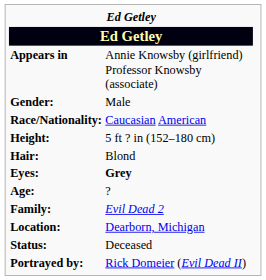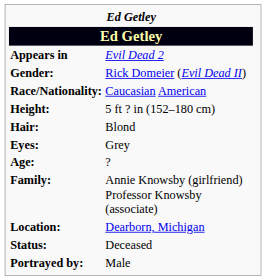(174, 69) Annie Knowsby (girlfriend) Professor Knowsby (associate) -> (135, 55) Evil Dead 2
(118, 102) Male -> (176, 73) Rick Domeier (Evil Dead II)
(118, 173) bold -> (118, 144) normal
(135, 209) Evil Dead 2 -> (174, 194) Annie Knowsby (girlfriend) Professor Knowsby (associate)
(176, 262) Rick Domeier (Evil Dead II) -> (118, 262) Male
